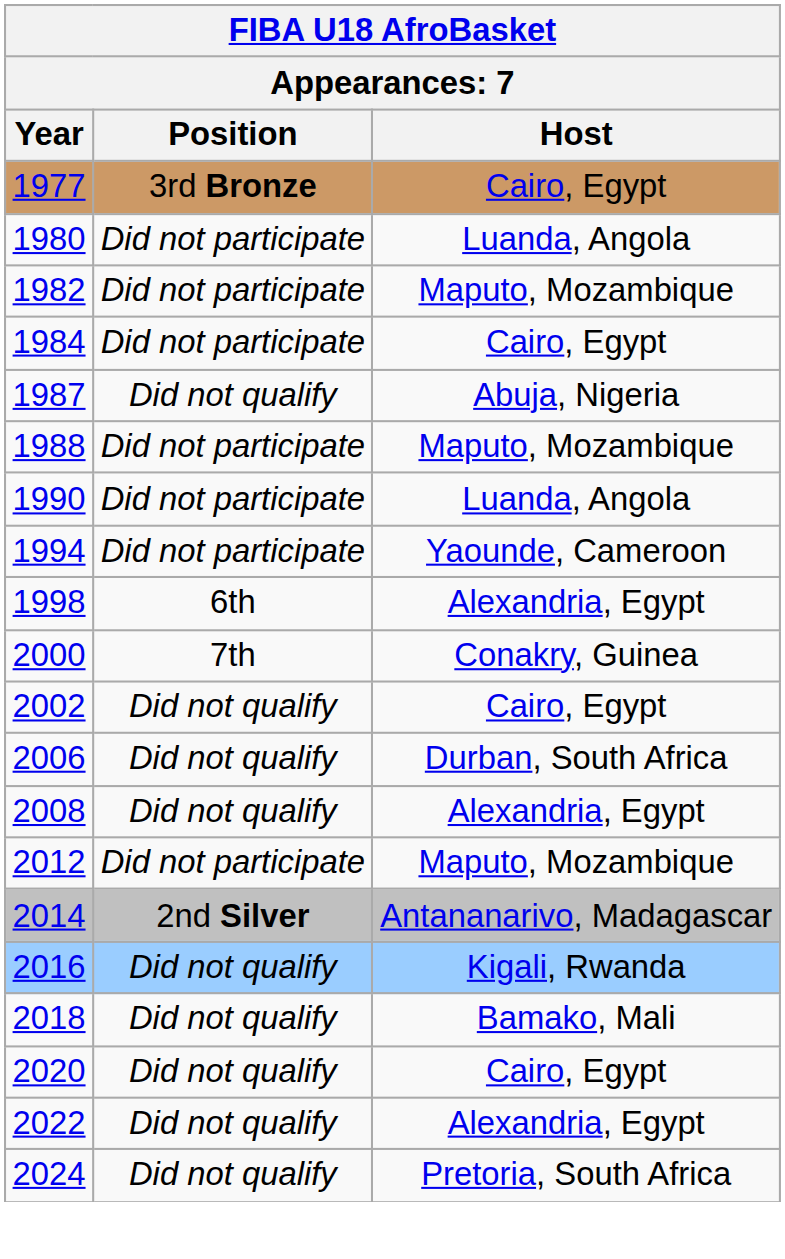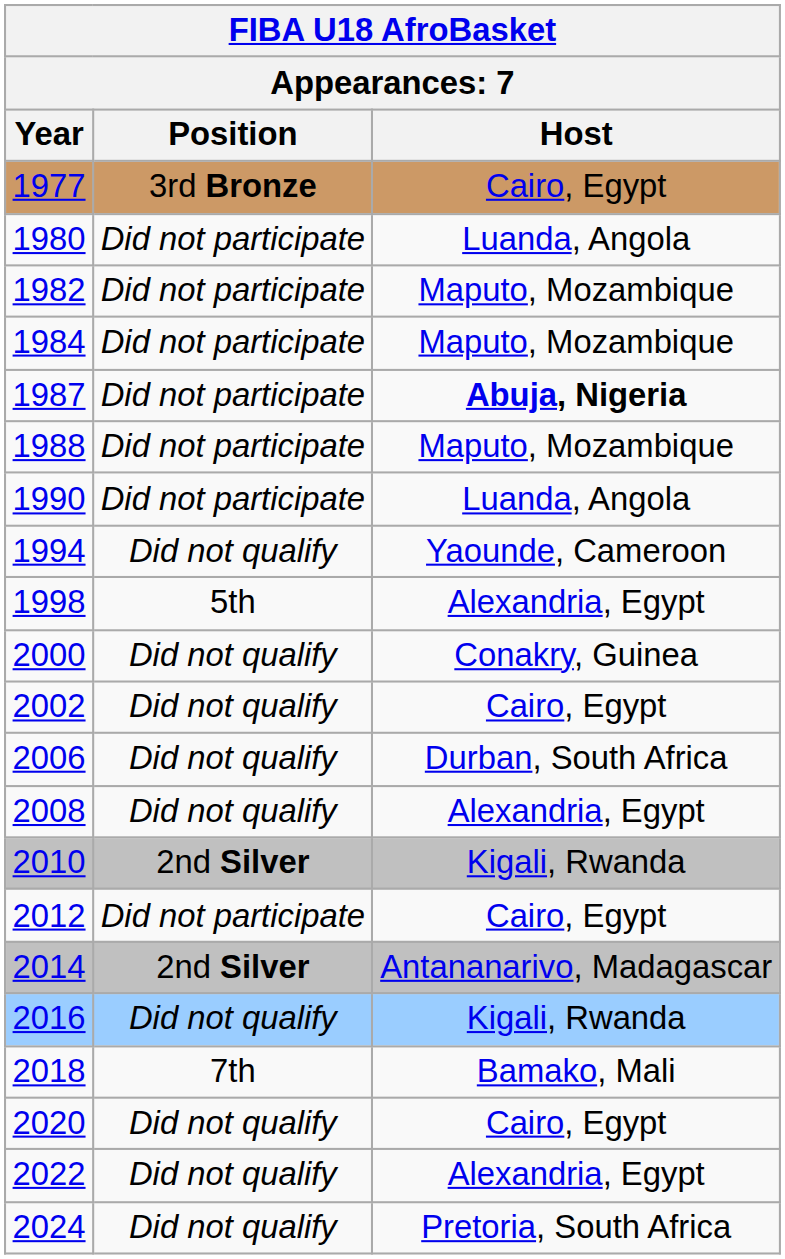(576, 342) Cairo, Egypt -> (576, 342) Maputo, Mozambique
(233, 394) Did not qualify -> (233, 394) Did not participate
(576, 394) normal -> (576, 394) bold
(233, 550) Did not participate -> (233, 550) Did not qualify
(233, 602) 6th -> (233, 602) 5th
(233, 654) 7th -> (233, 654) Did not qualify
+ row: (49, 862)
(576, 862) Maputo, Mozambique -> (576, 914) Cairo, Egypt
(233, 1018) Did not qualify -> (233, 1070) 7th
